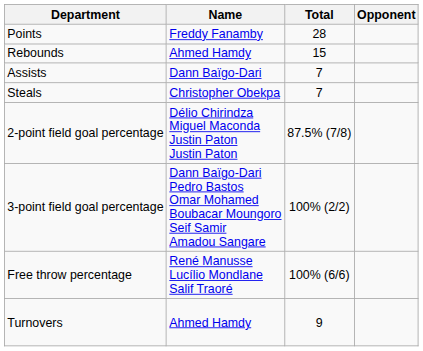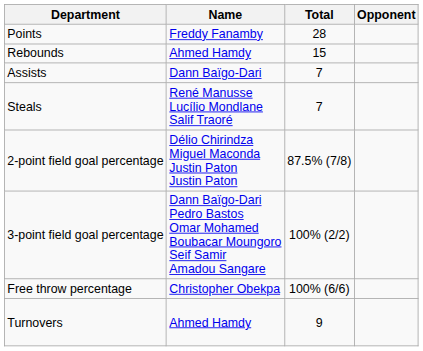(225, 93) Christopher Obekpa -> (216, 107) René Manusse Lucílio Mondlane Salif Traoré
(216, 275) René Manusse Lucílio Mondlane Salif Traoré -> (225, 289) Christopher Obekpa
